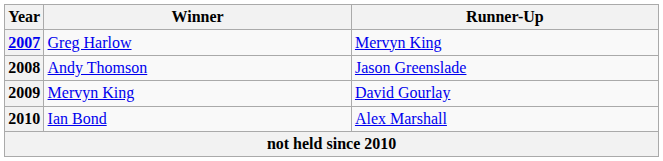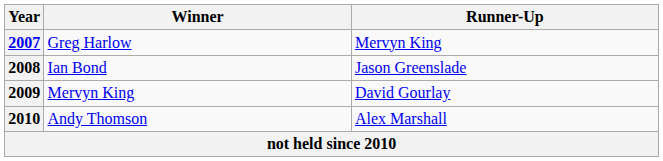(97, 67) Andy Thomson -> (77, 67) Ian Bond
(77, 118) Ian Bond -> (97, 118) Andy Thomson
